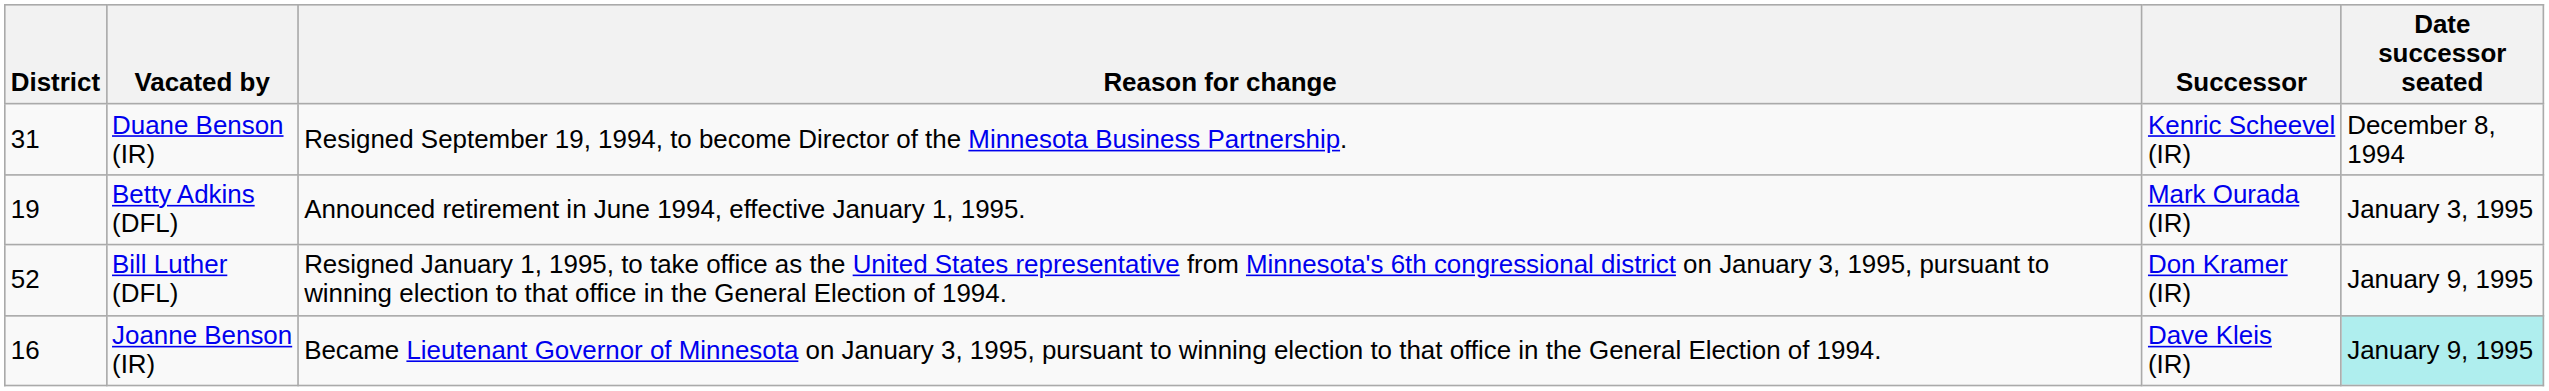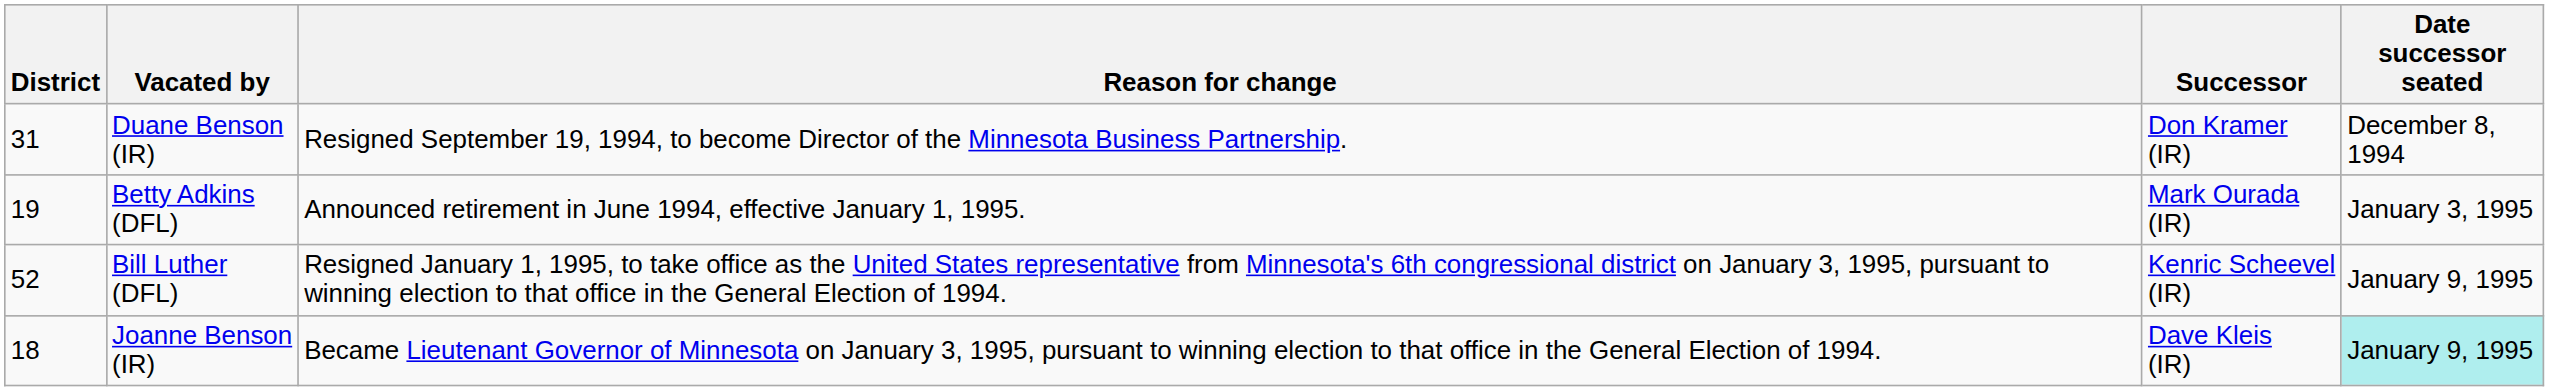(2242, 139) Kenric Scheevel (IR) -> (2218, 139) Don Kramer (IR)
(2218, 279) Don Kramer (IR) -> (2242, 279) Kenric Scheevel (IR)
(25, 349) 16 -> (25, 349) 18
